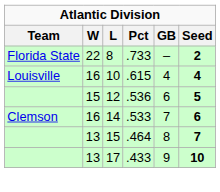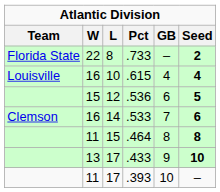(93, 137) 13 -> (92, 137) 11
(197, 137) 7 -> (197, 137) 8
+ row: (139, 177)
